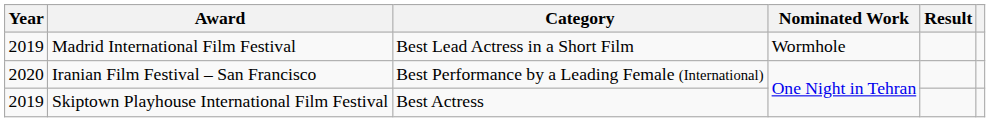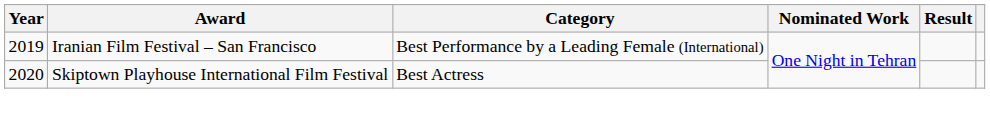- row: (174, 46)
(26, 74) 2020 -> (26, 46) 2019
(26, 102) 2019 -> (26, 74) 2020
